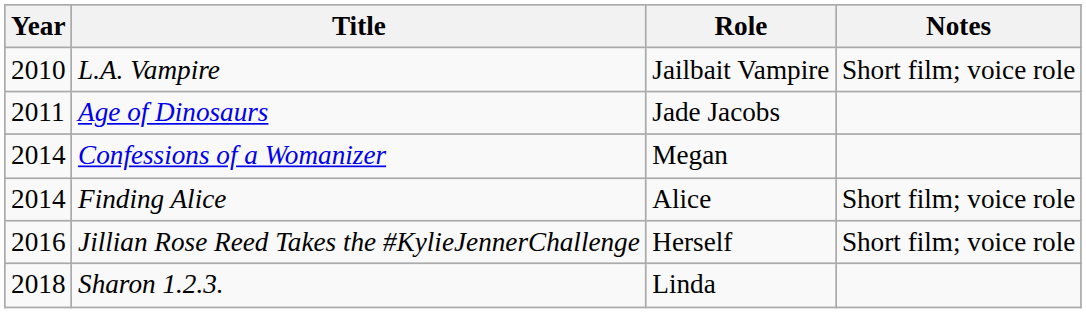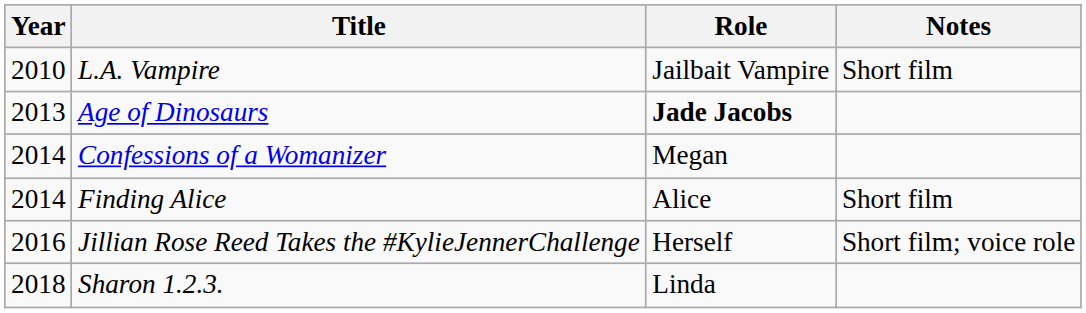(959, 69) Short film; voice role -> (897, 69) Short film
(38, 112) 2011 -> (38, 112) 2013
(716, 112) normal -> (722, 112) bold
(959, 198) Short film; voice role -> (897, 198) Short film
